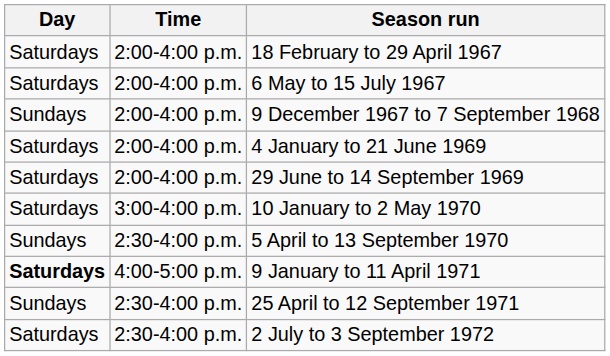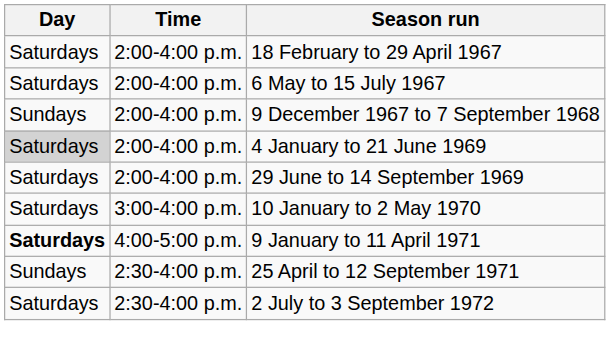(54, 146) no background -> (54, 146) lightgrey background
- row: (380, 240)
